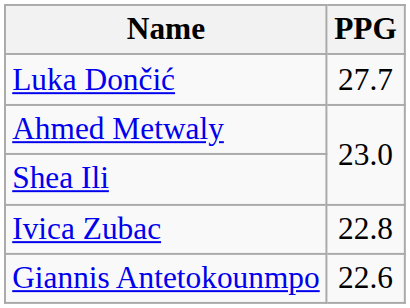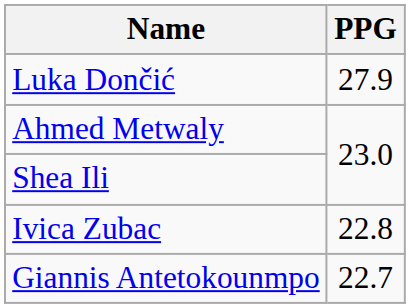(366, 79) 27.7 -> (366, 79) 27.9
(366, 278) 22.6 -> (366, 278) 22.7
